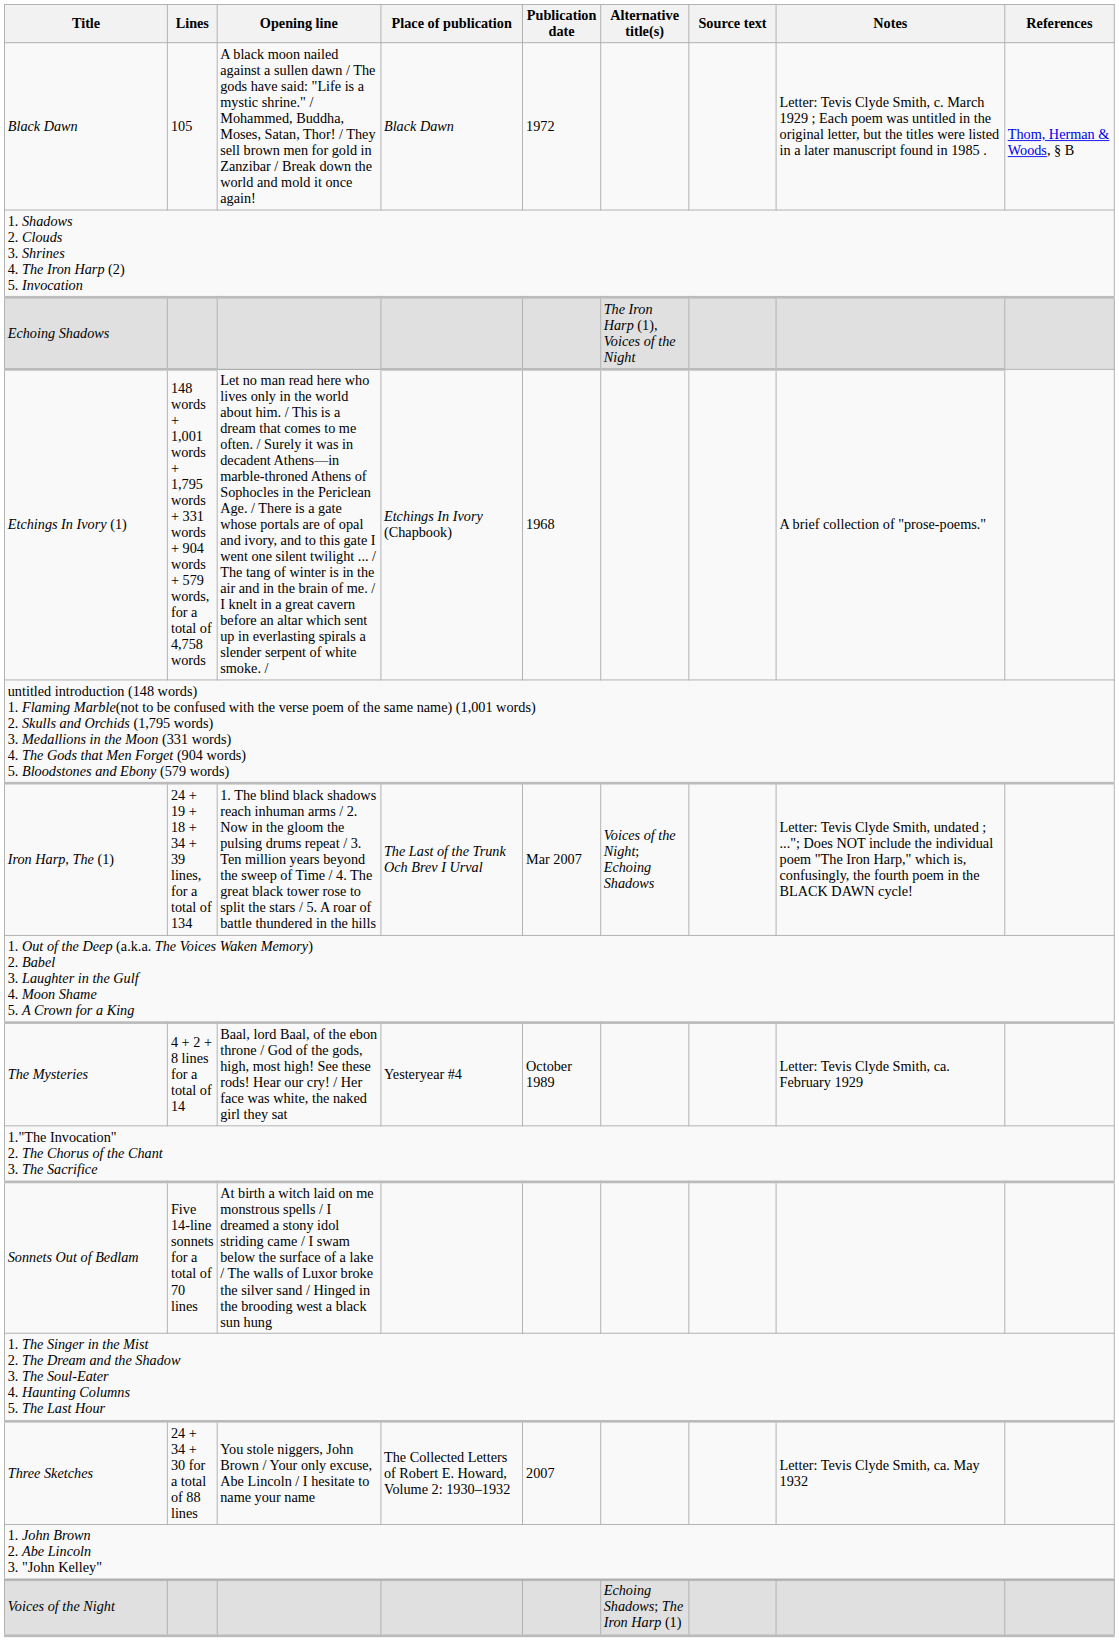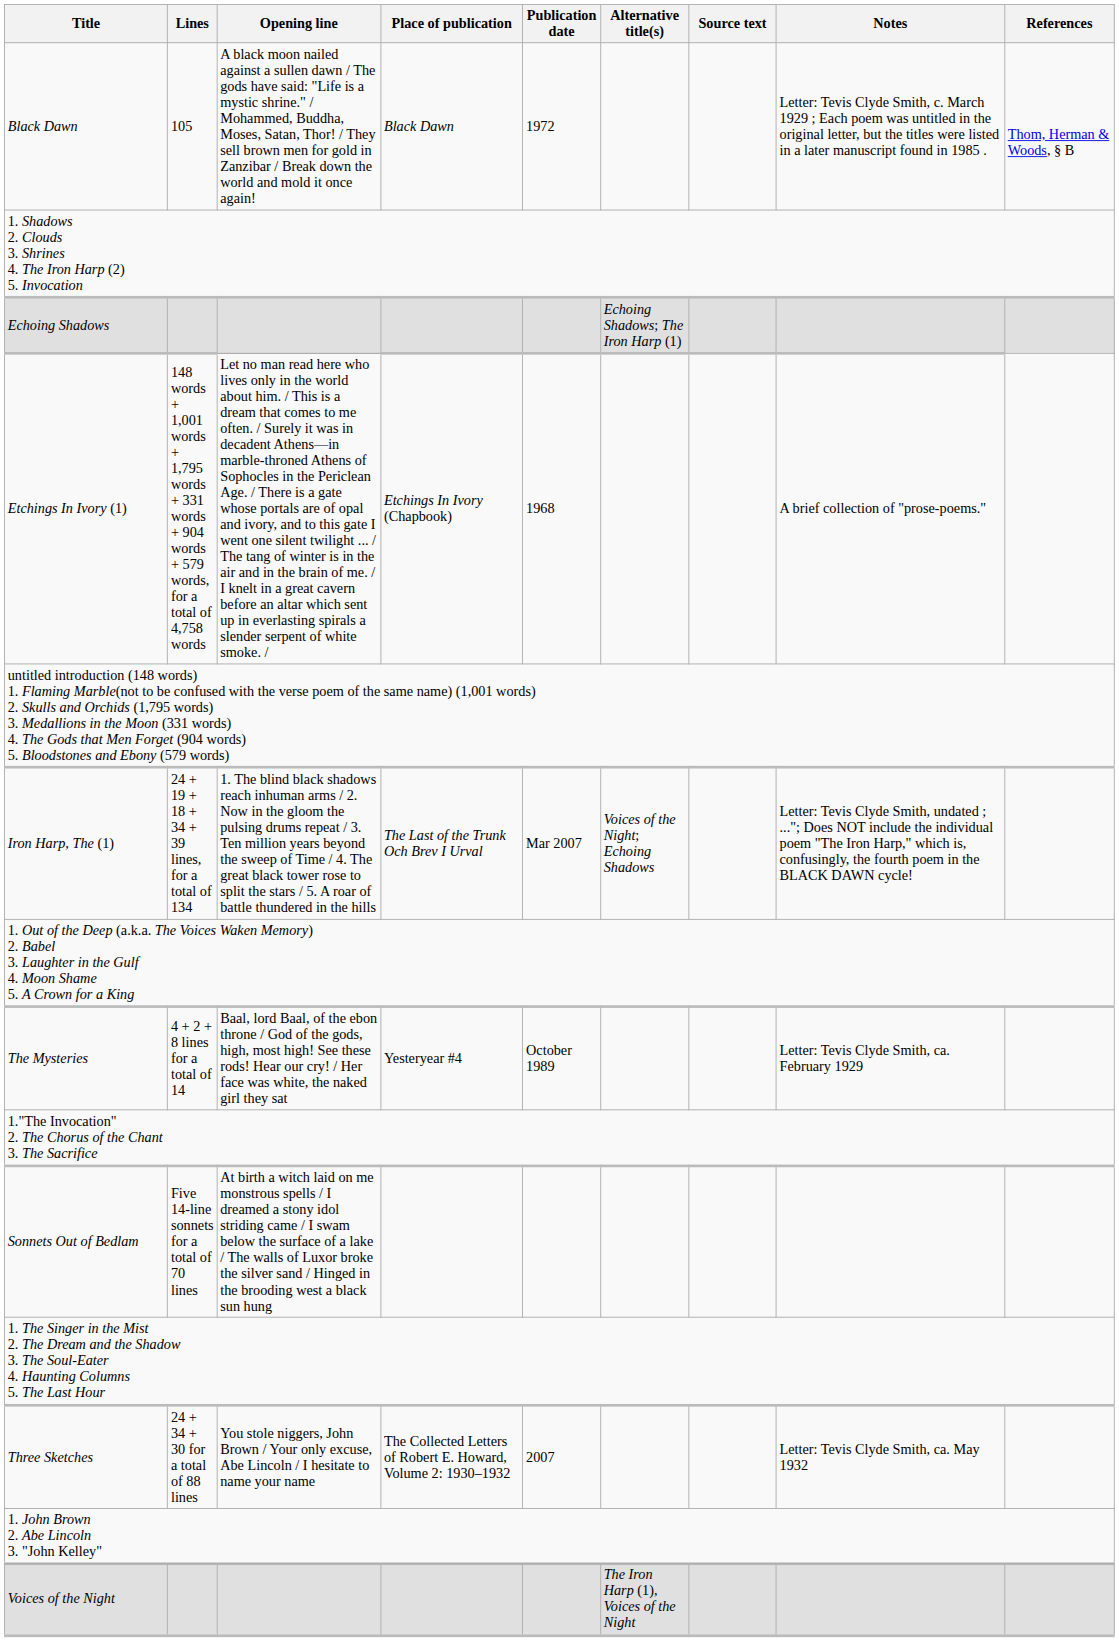(640, 333) The Iron Harp (1), Voices of the Night -> (643, 325) Echoing Shadows; The Iron Harp (1)
(643, 1607) Echoing Shadows; The Iron Harp (1) -> (640, 1599) The Iron Harp (1), Voices of the Night
